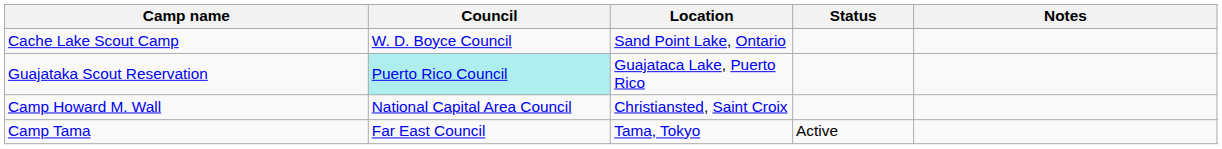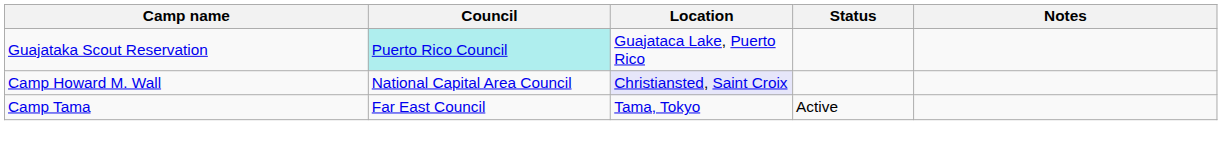- row: (93, 41)
(701, 107) no background -> (701, 82) lavender background
